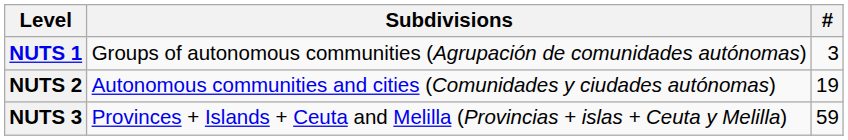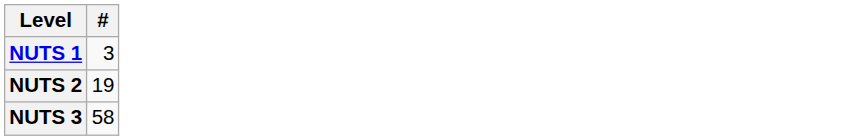- column: (449, 20)
(827, 118) 59 -> (103, 118) 58
